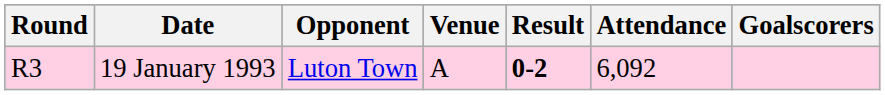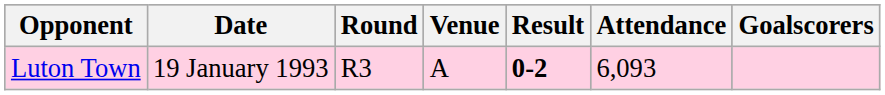columns swapped: (49, 25) <-> (353, 25)
(626, 67) 6,092 -> (626, 67) 6,093
